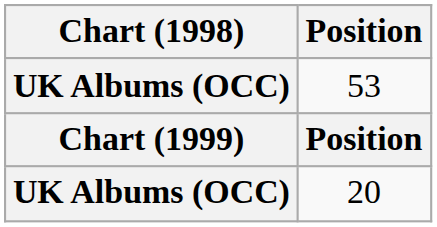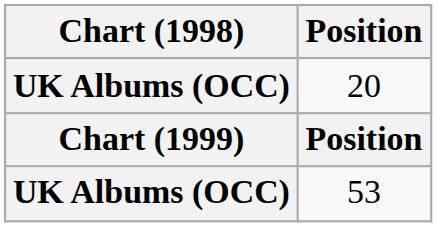rows swapped: (364, 192) <-> (364, 85)
